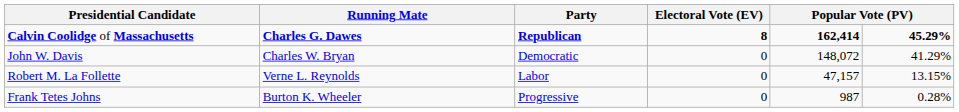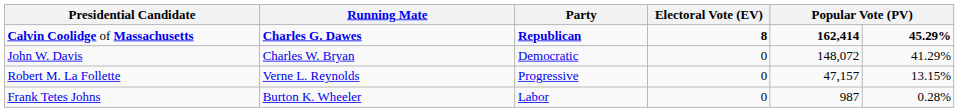(533, 76) Labor -> (548, 76) Progressive
(548, 96) Progressive -> (533, 96) Labor
